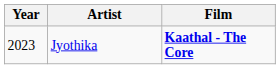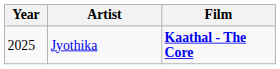(21, 44) 2023 -> (21, 44) 2025
